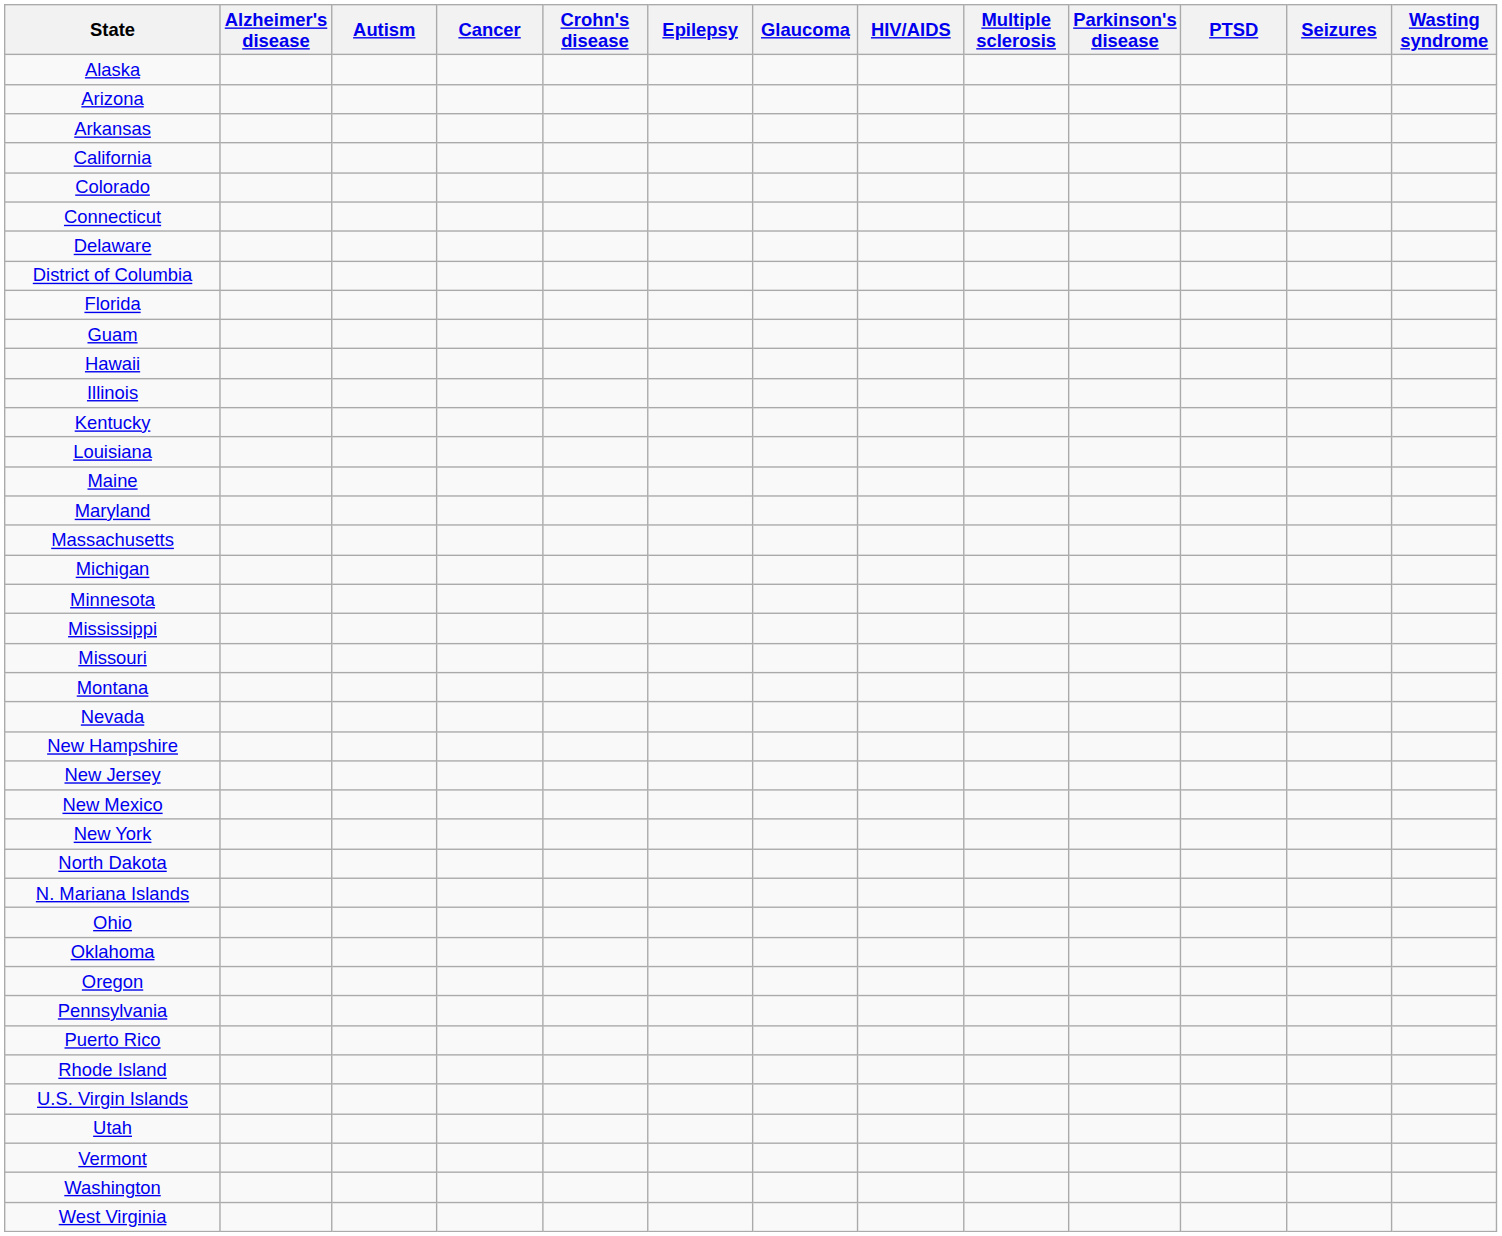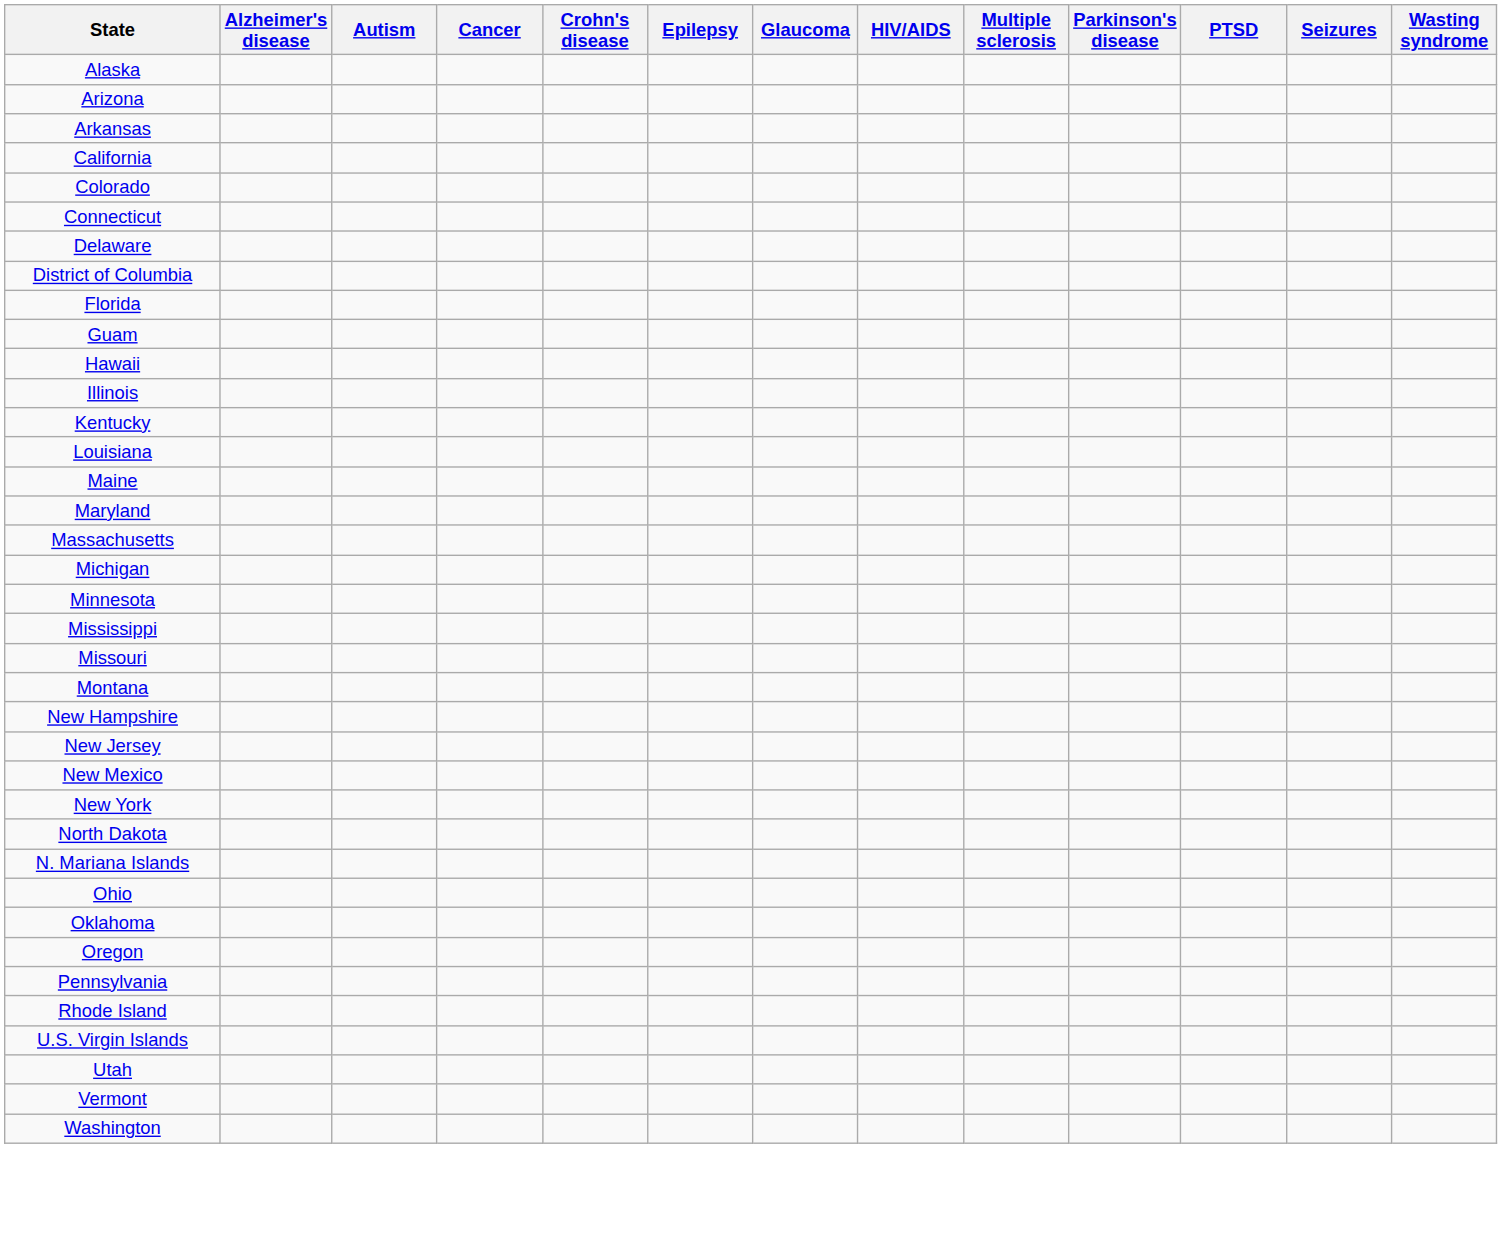- row: (113, 717)
- row: (113, 1040)
- row: (113, 1217)
